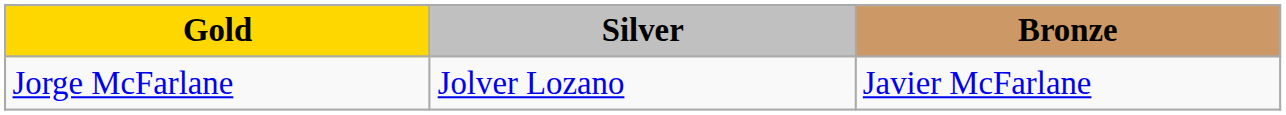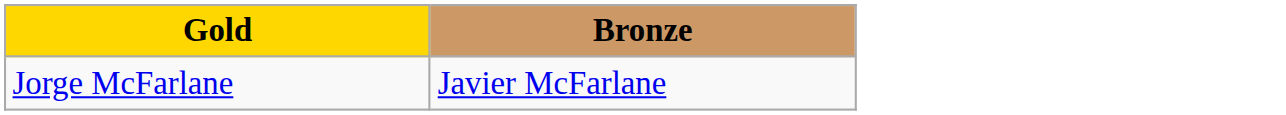- column: (643, 30)
